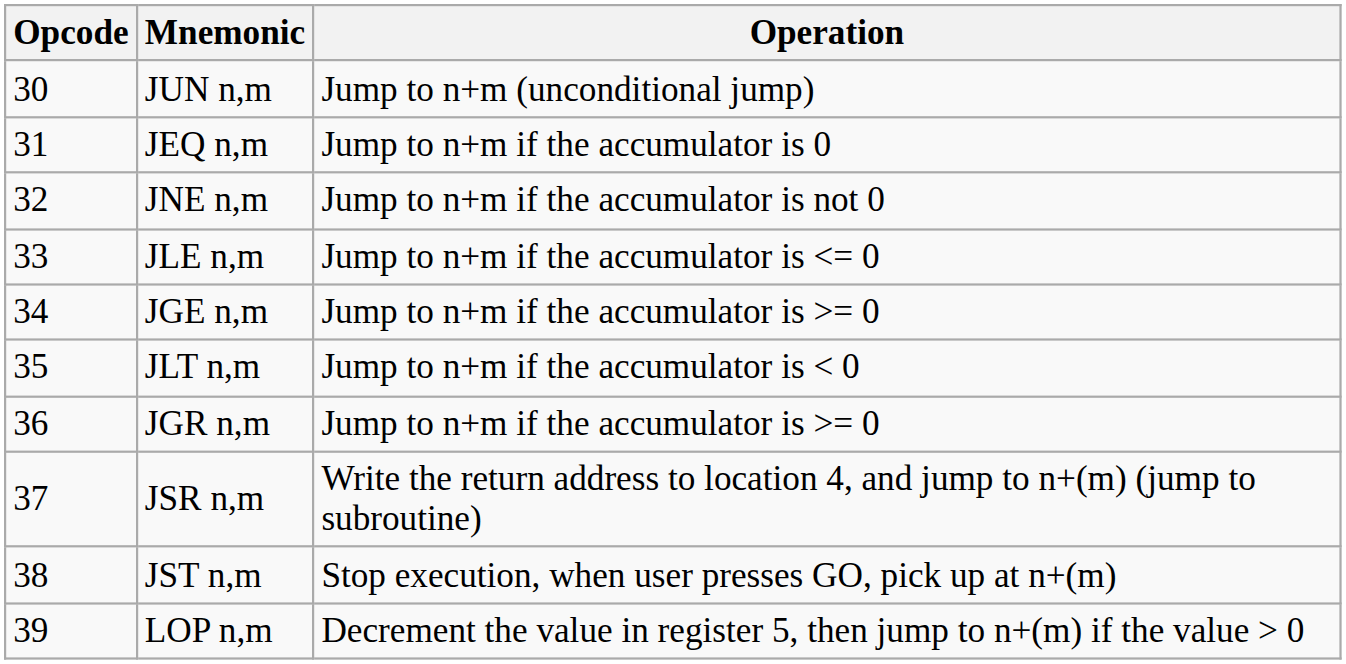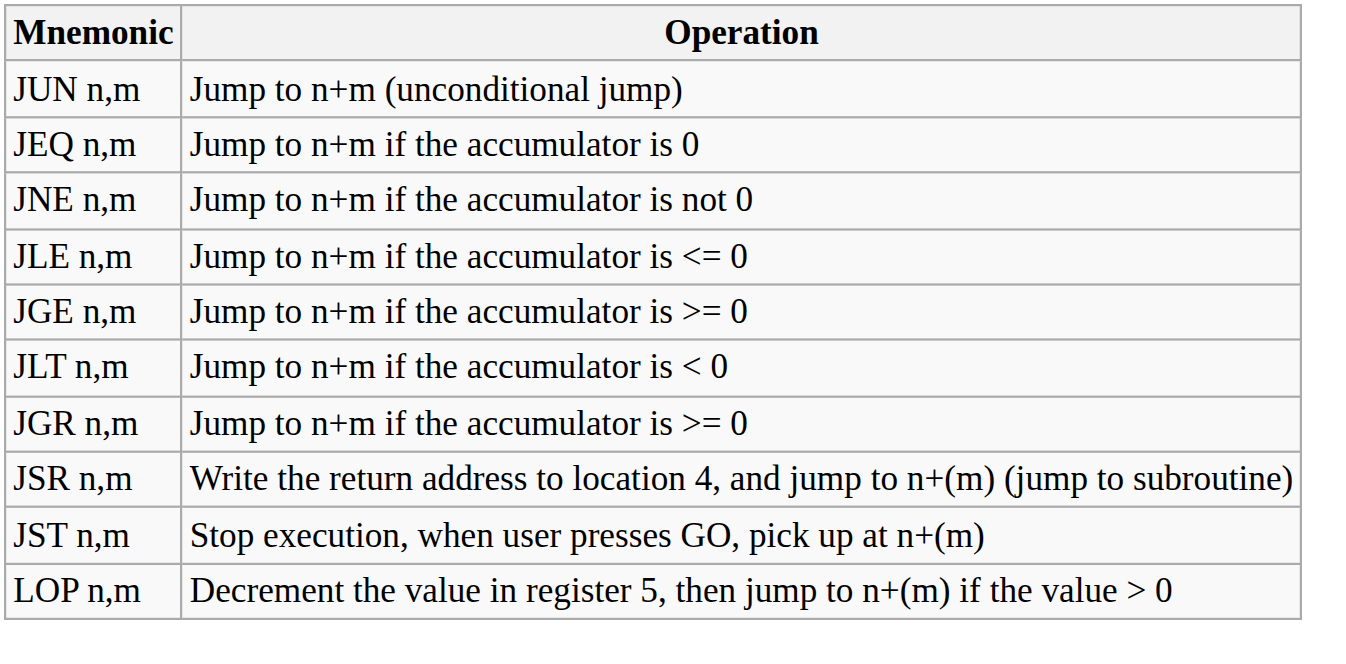- column: (71, 32)
